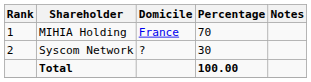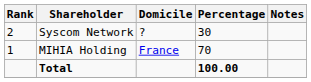rows swapped: (83, 32) <-> (86, 50)
